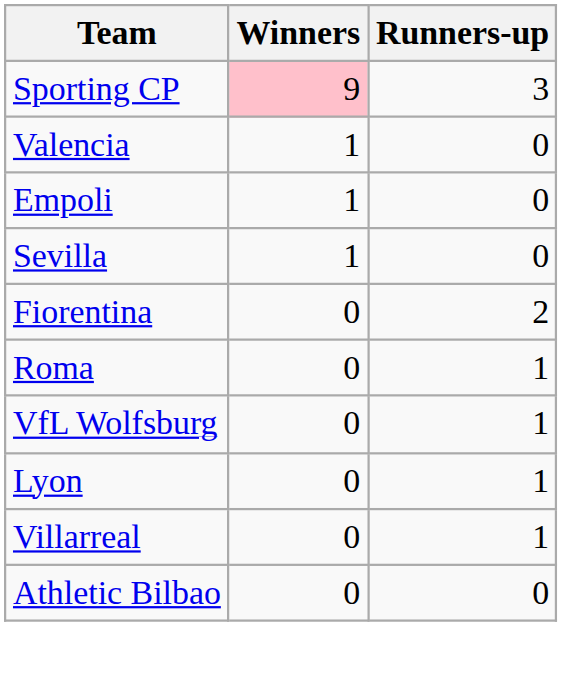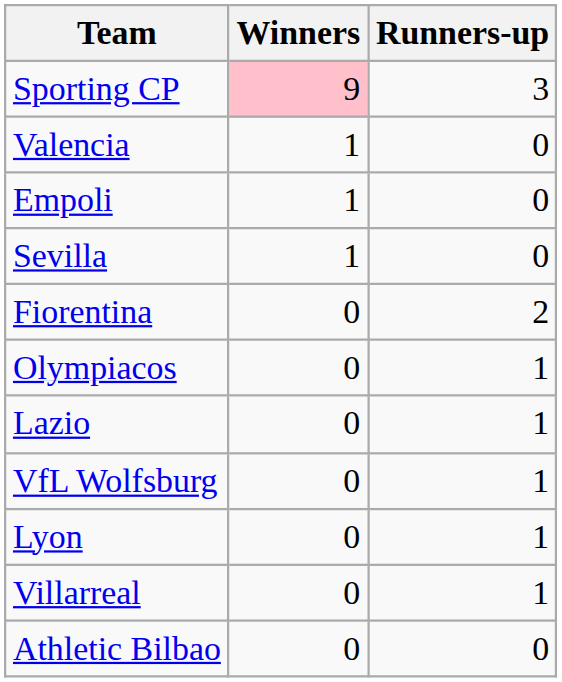+ row: (95, 367)
+ row: (52, 423)
- row: (53, 367)
